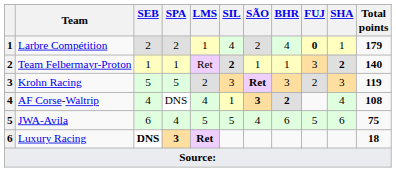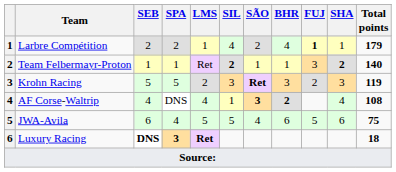(315, 45) 0 -> (315, 45) 1
